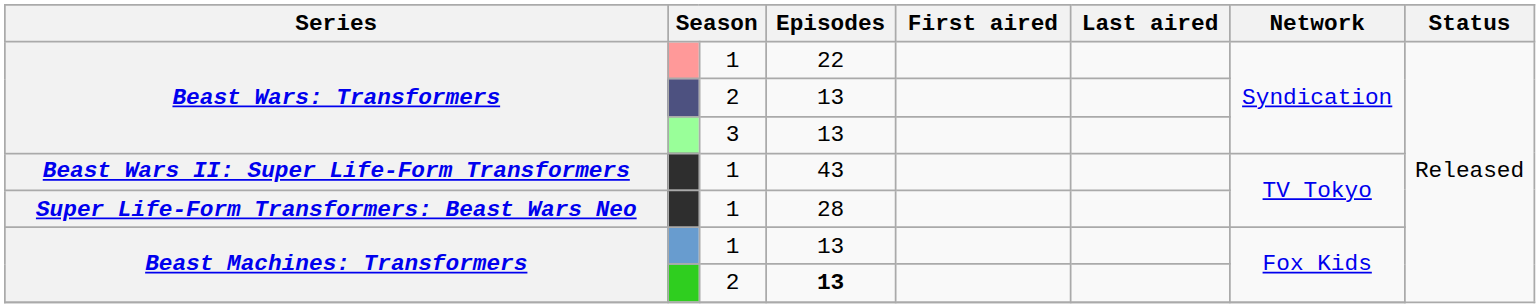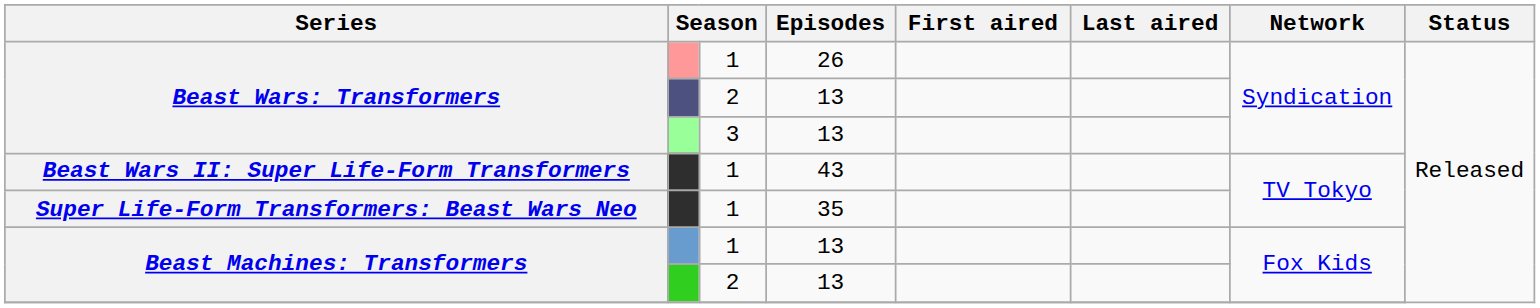(831, 60) 22 -> (831, 60) 26
(831, 209) 28 -> (831, 209) 35
(831, 283) bold -> (831, 283) normal
